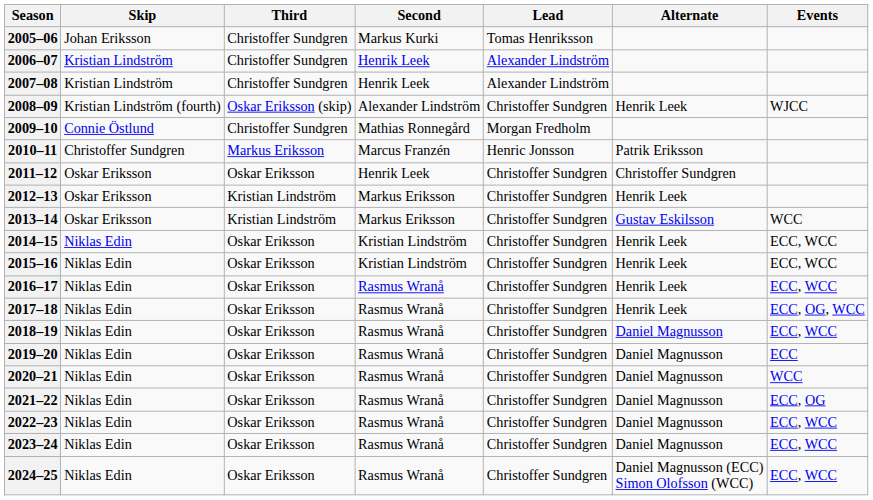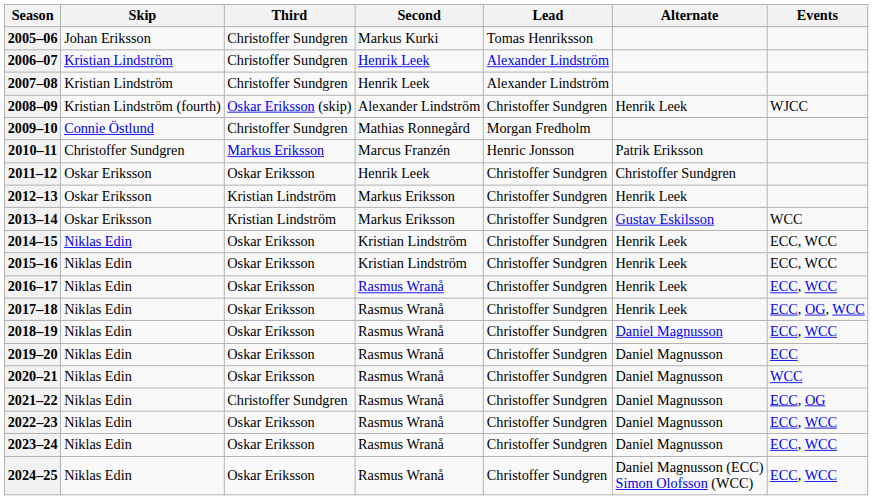(271, 399) Oskar Eriksson -> (287, 399) Christoffer Sundgren
